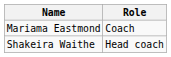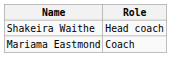rows swapped: (51, 44) <-> (54, 28)
